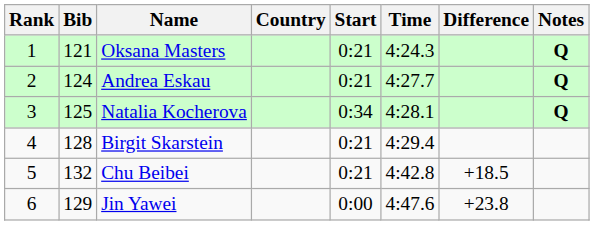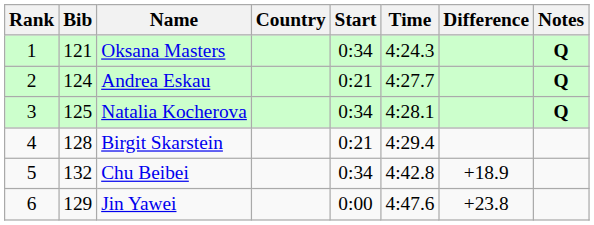(356, 50) 0:21 -> (356, 50) 0:34
(356, 173) 0:21 -> (356, 173) 0:34
(486, 173) +18.5 -> (486, 173) +18.9
